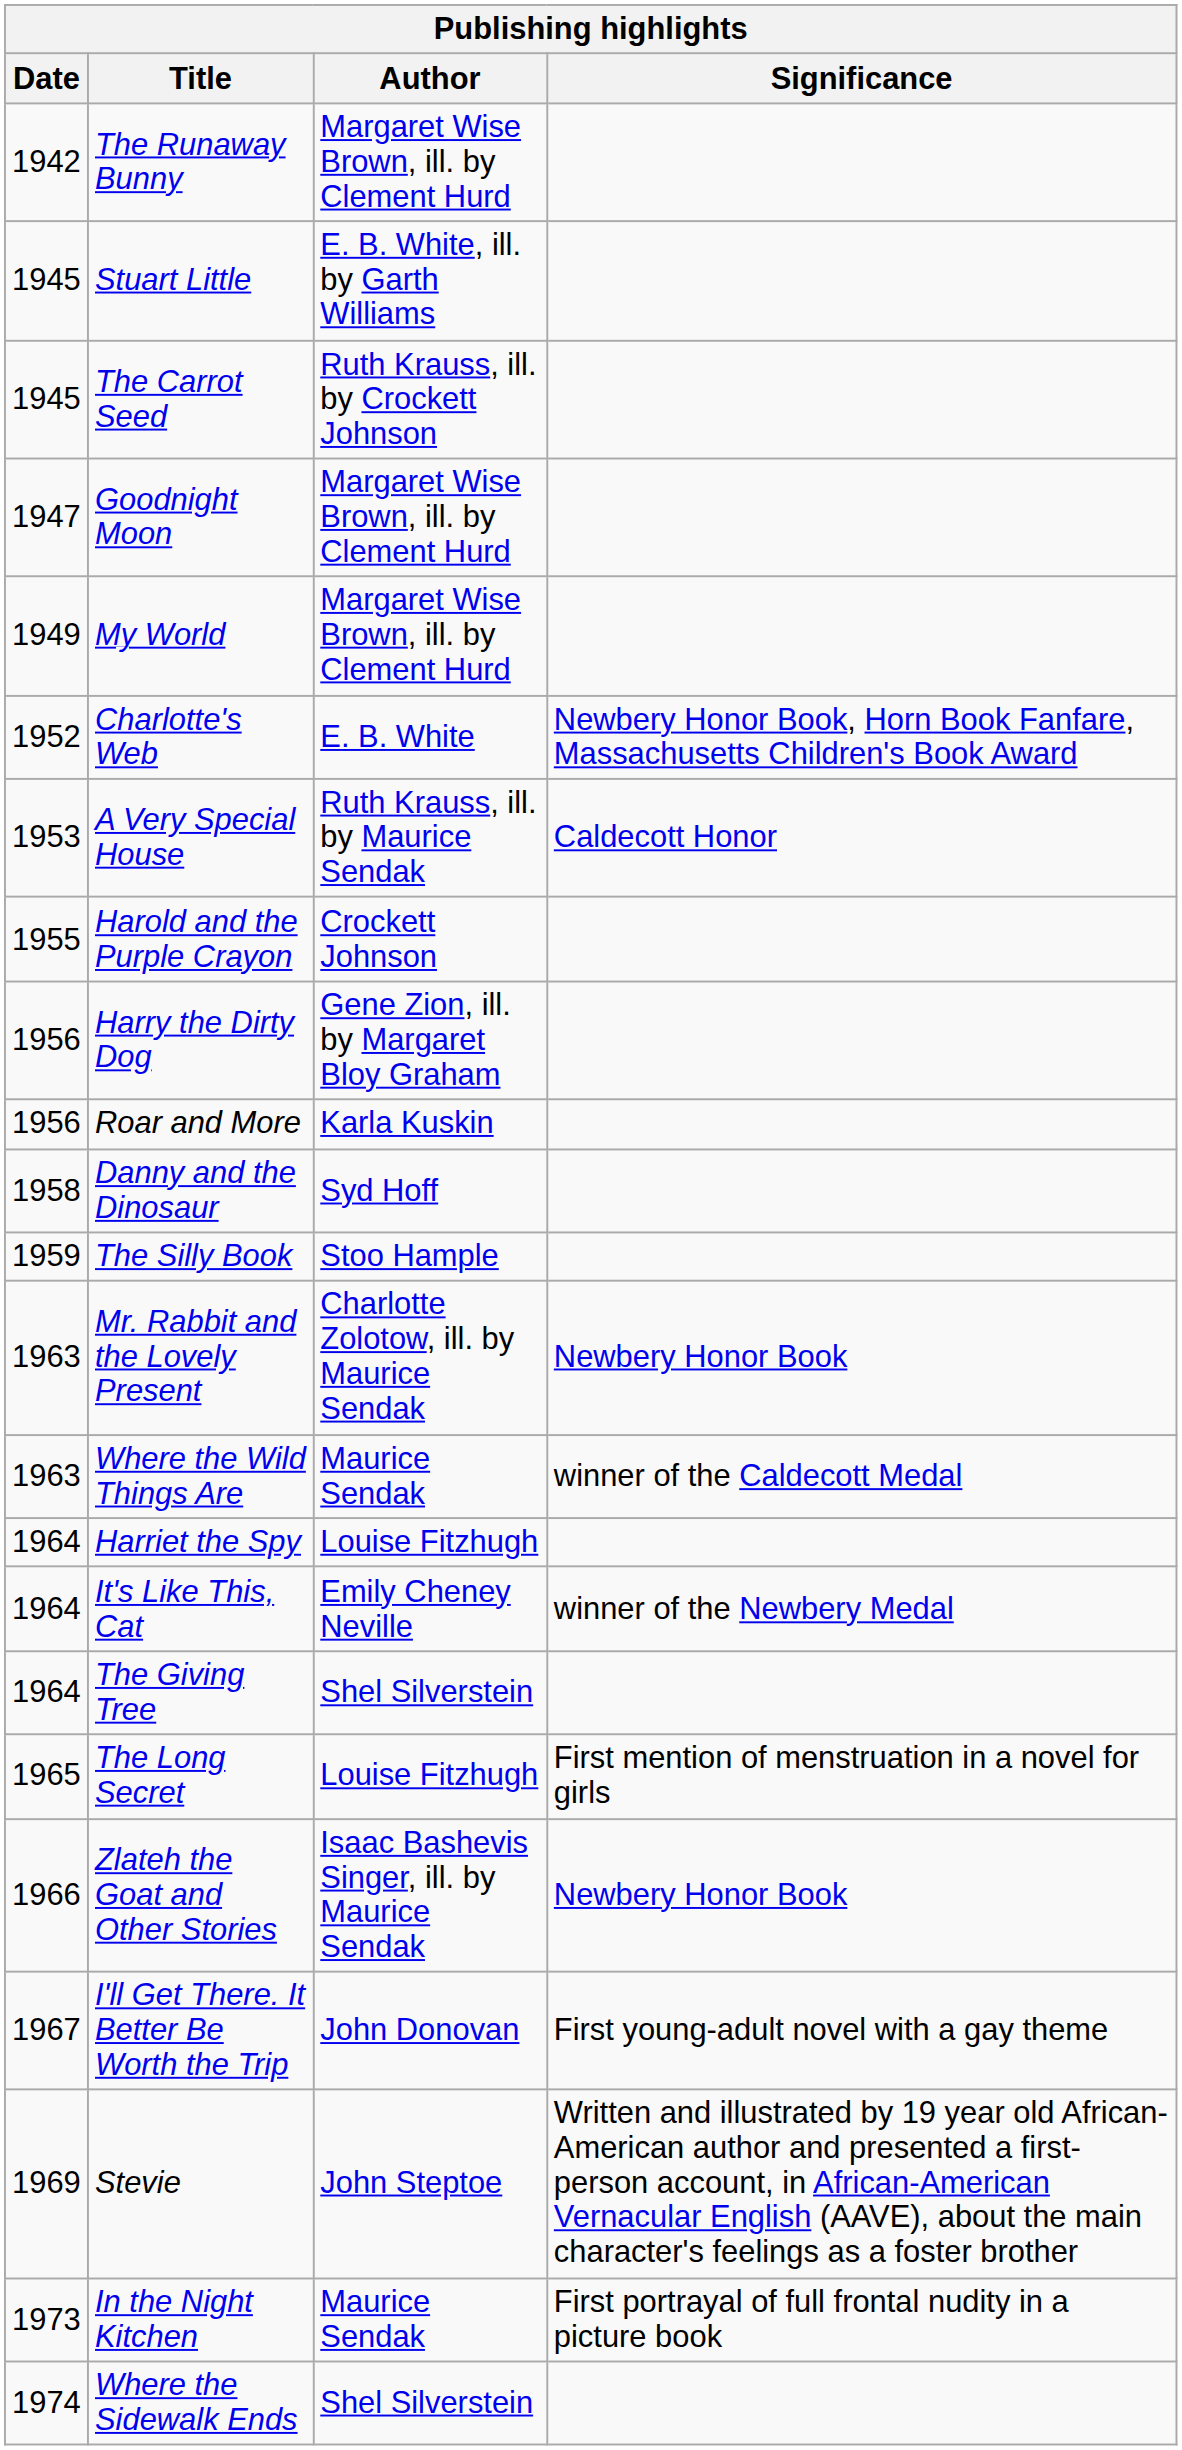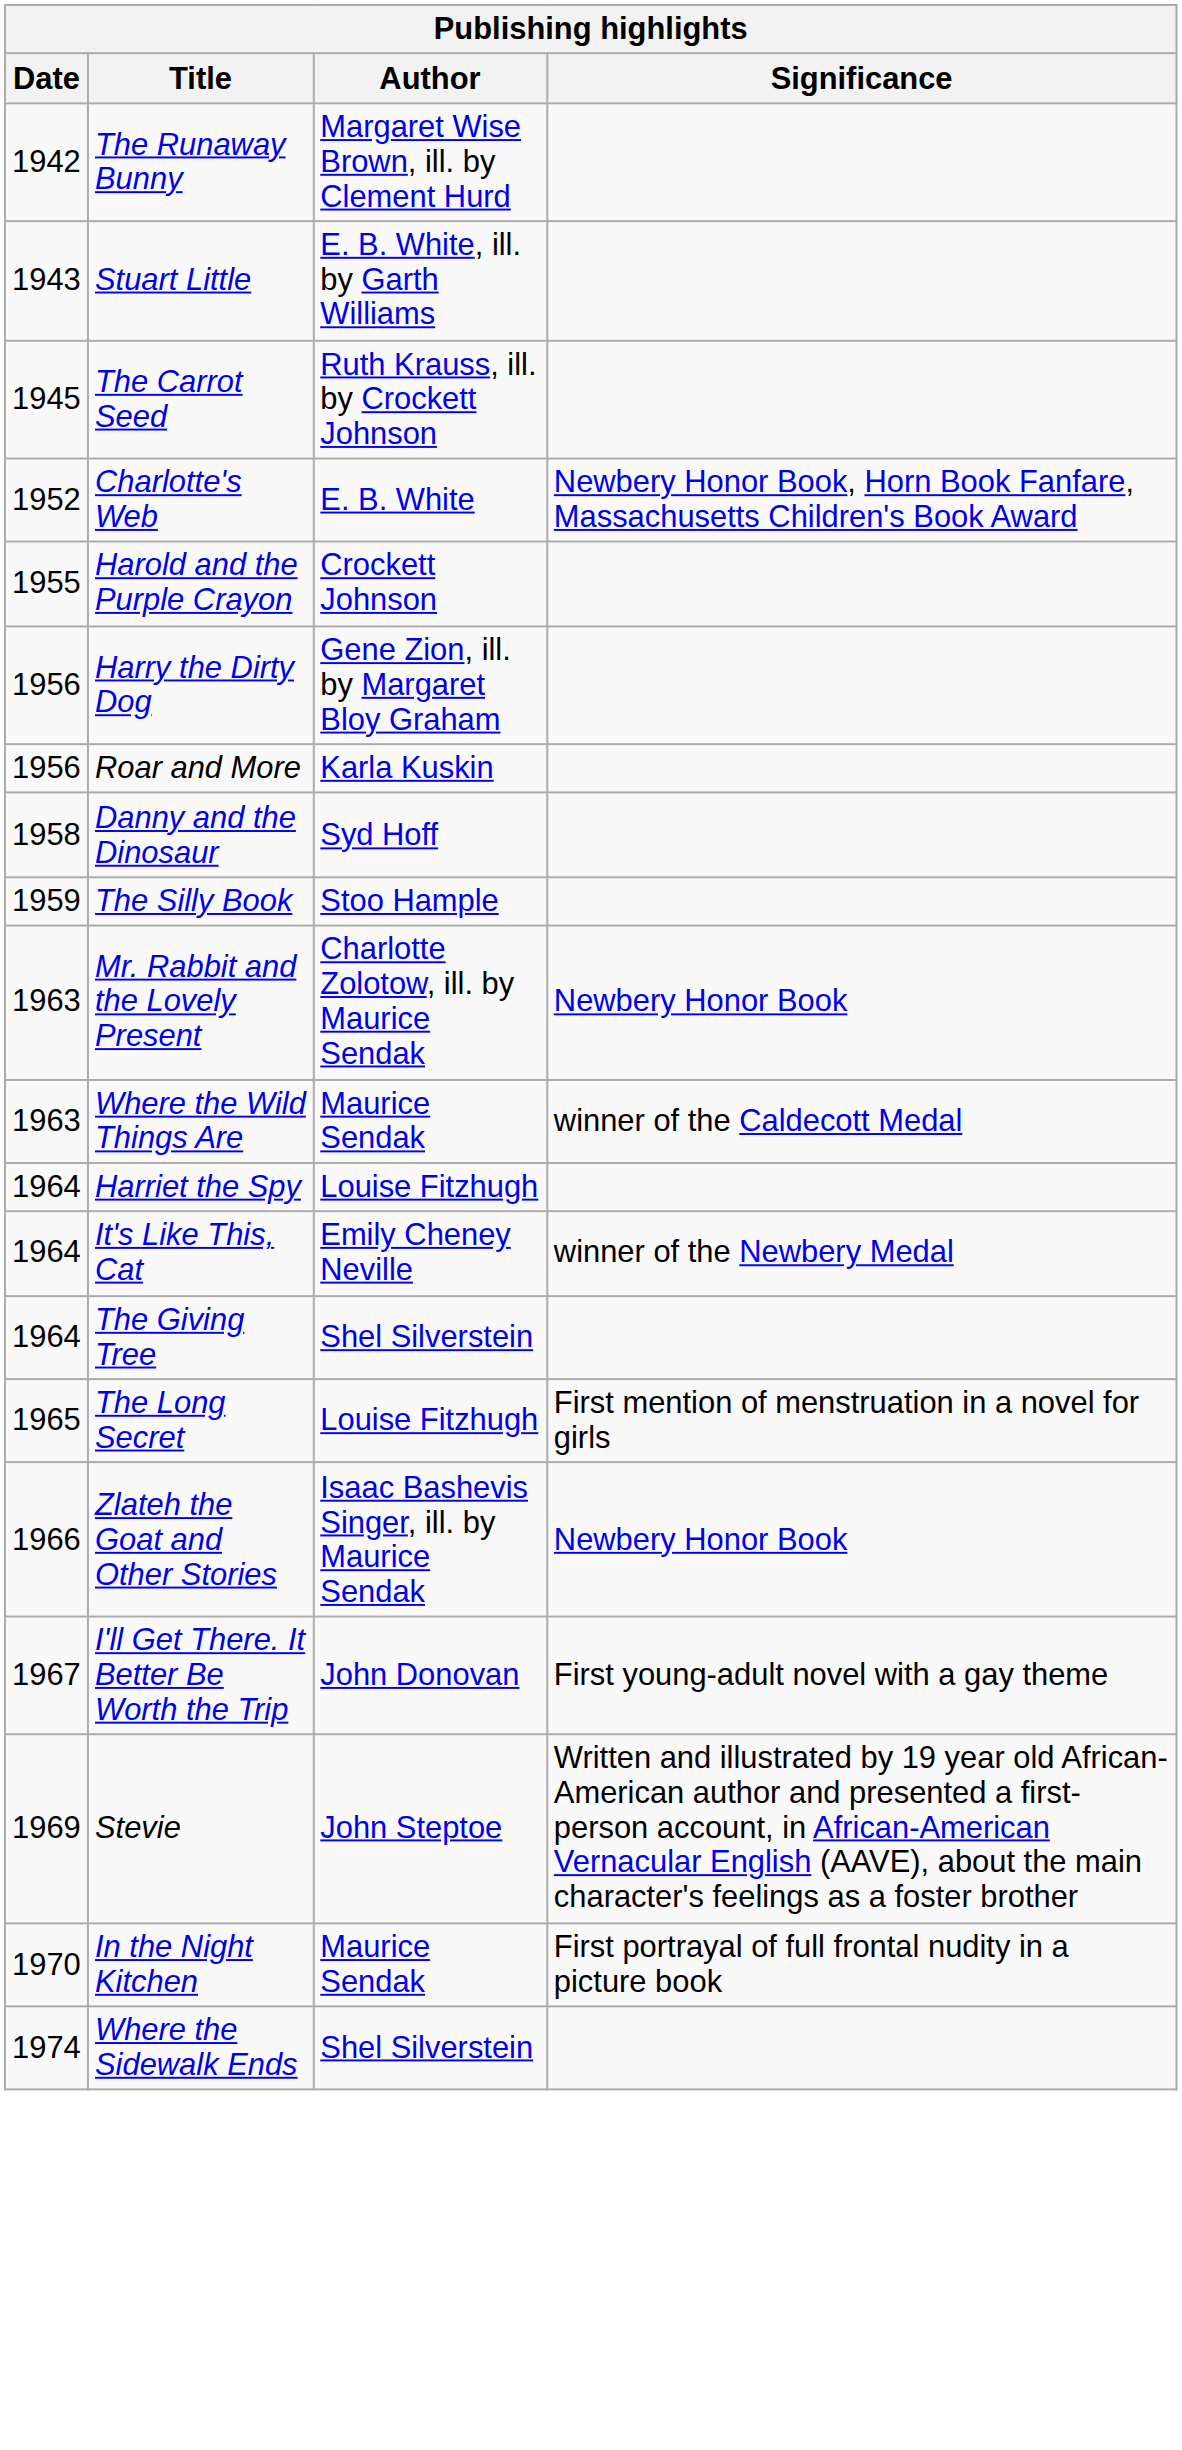(46, 280) 1945 -> (46, 280) 1943
- row: (166, 517)
- row: (160, 635)
- row: (195, 837)
(46, 2319) 1973 -> (46, 1963) 1970
